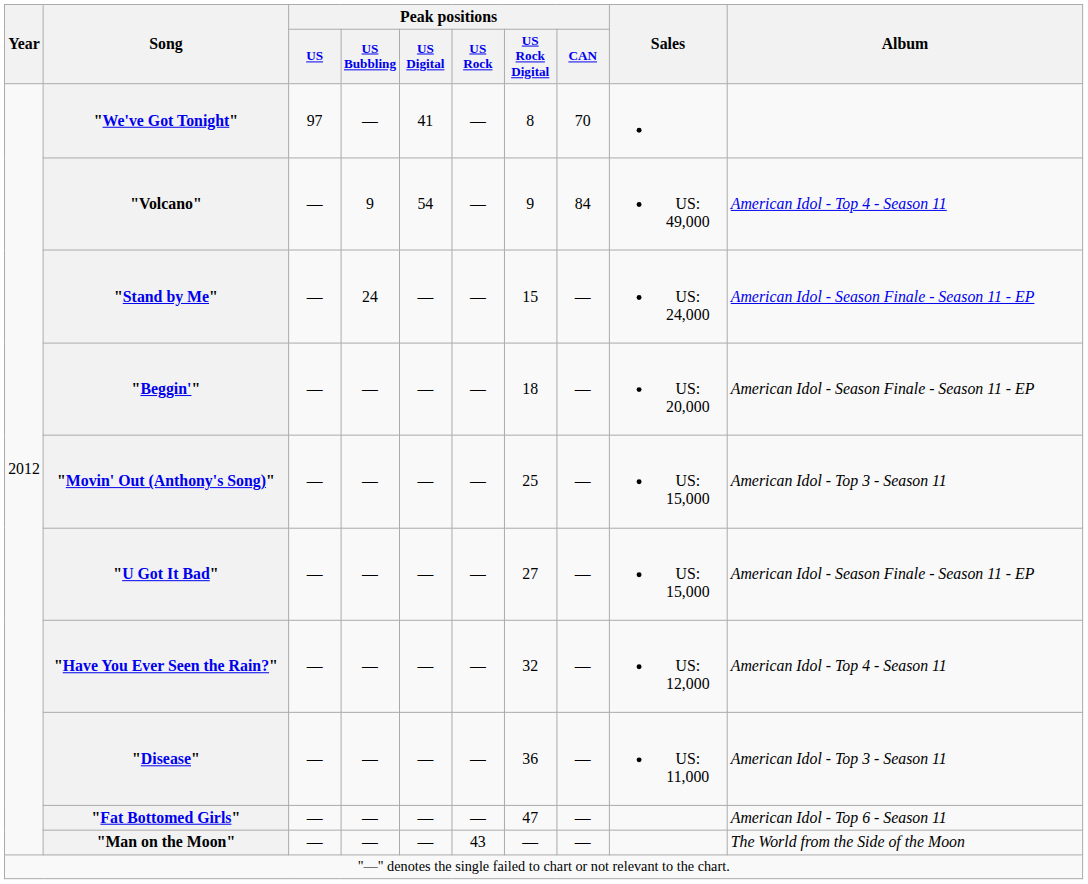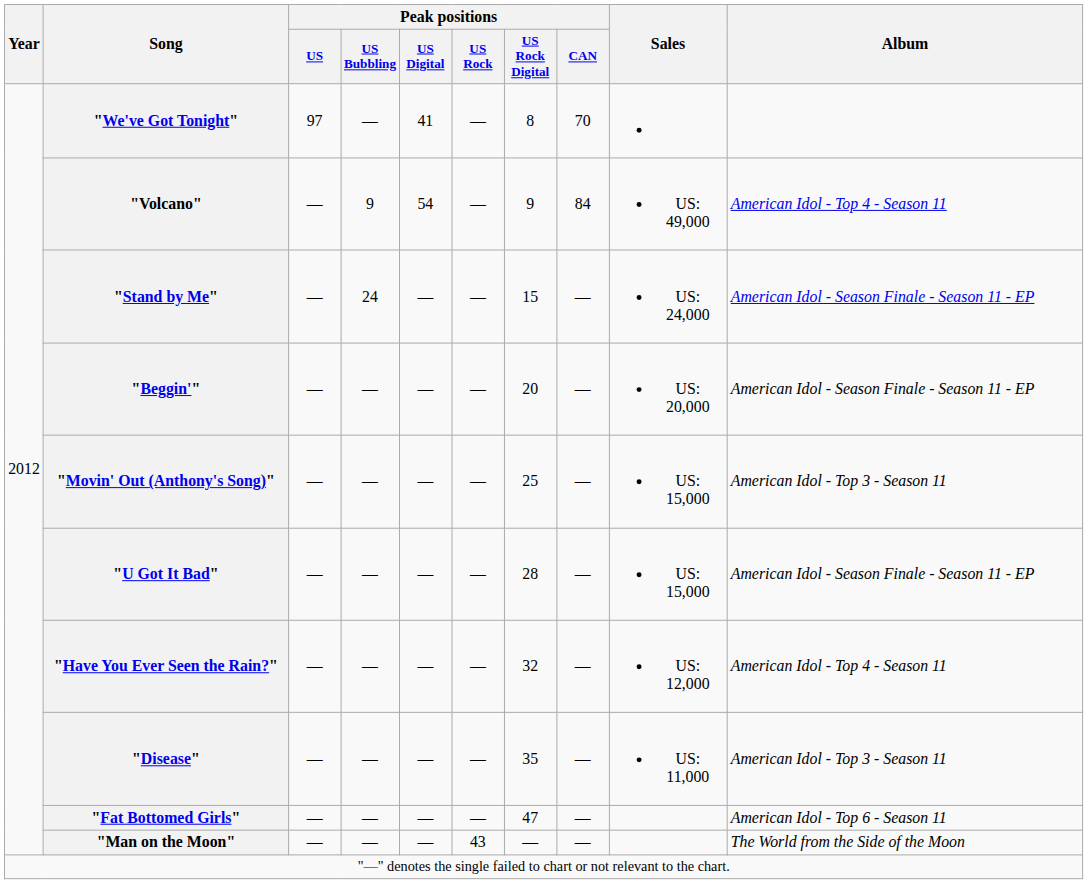(530, 389) 18 -> (530, 389) 20
(530, 573) 27 -> (530, 573) 28
(530, 758) 36 -> (530, 758) 35
